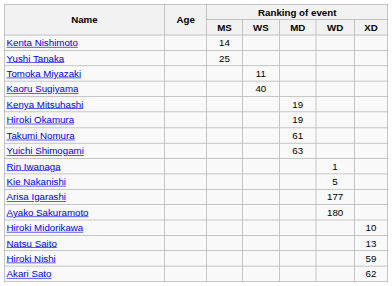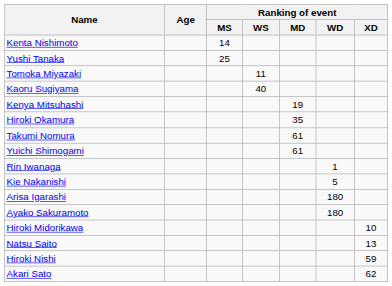(298, 120) 19 -> (298, 120) 35
(298, 151) 63 -> (298, 151) 61
(335, 197) 177 -> (335, 197) 180
